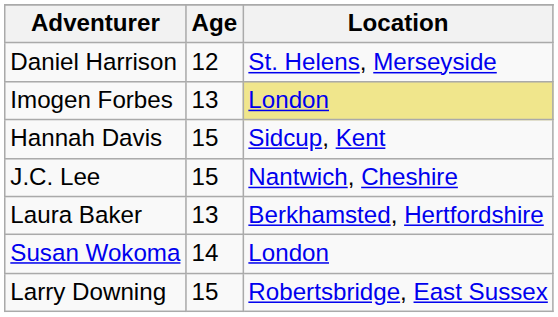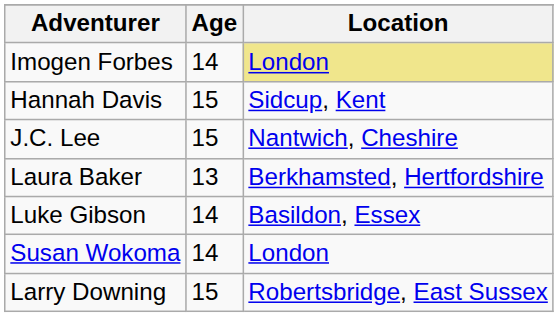- row: (94, 61)
(205, 100) 13 -> (205, 61) 14
+ row: (78, 215)
